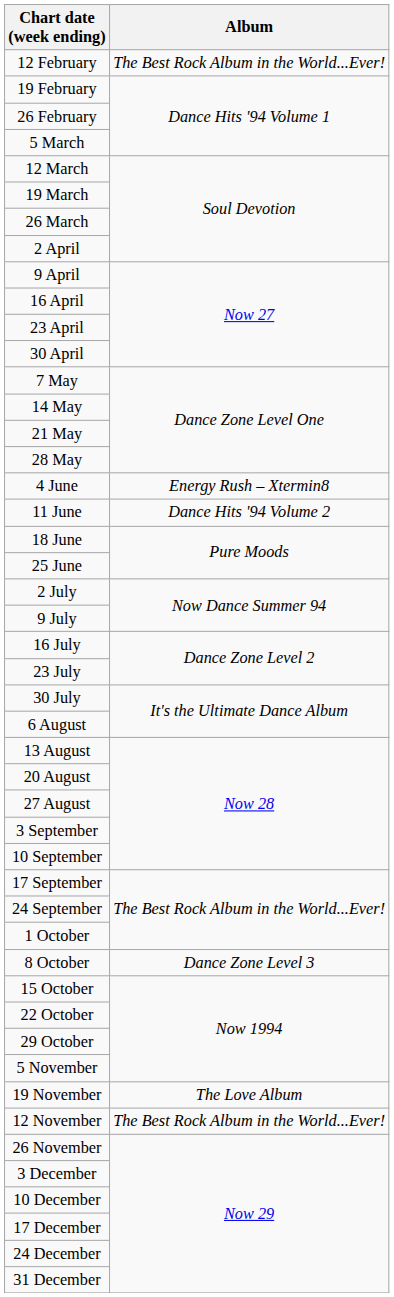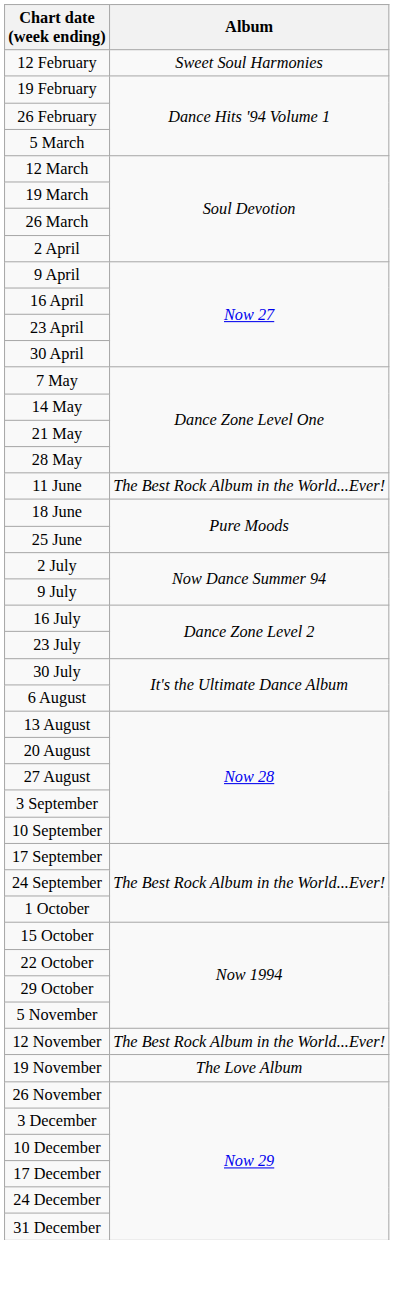(249, 62) The Best Rock Album in the World...Ever! -> (249, 62) Sweet Soul Harmonies
- row: (57, 485)
(249, 512) Dance Hits '94 Volume 2 -> (249, 485) The Best Rock Album in the World...Ever!
- row: (57, 961)
rows swapped: (57, 1120) <-> (57, 1094)
